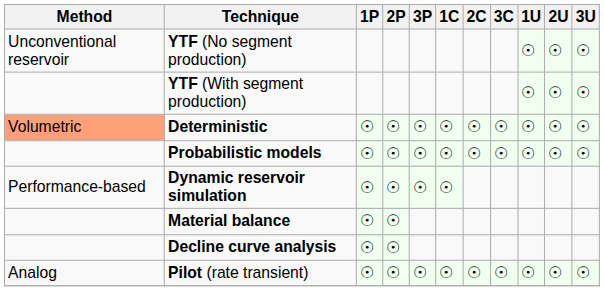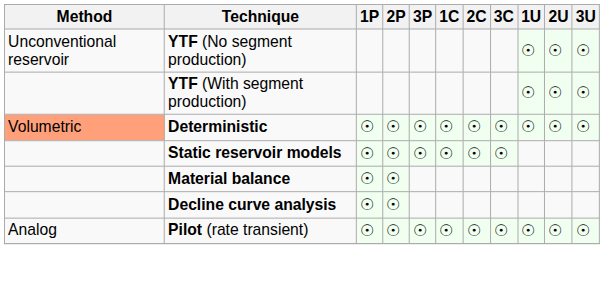- row: (245, 153)
+ row: (255, 153)
- row: (237, 187)
